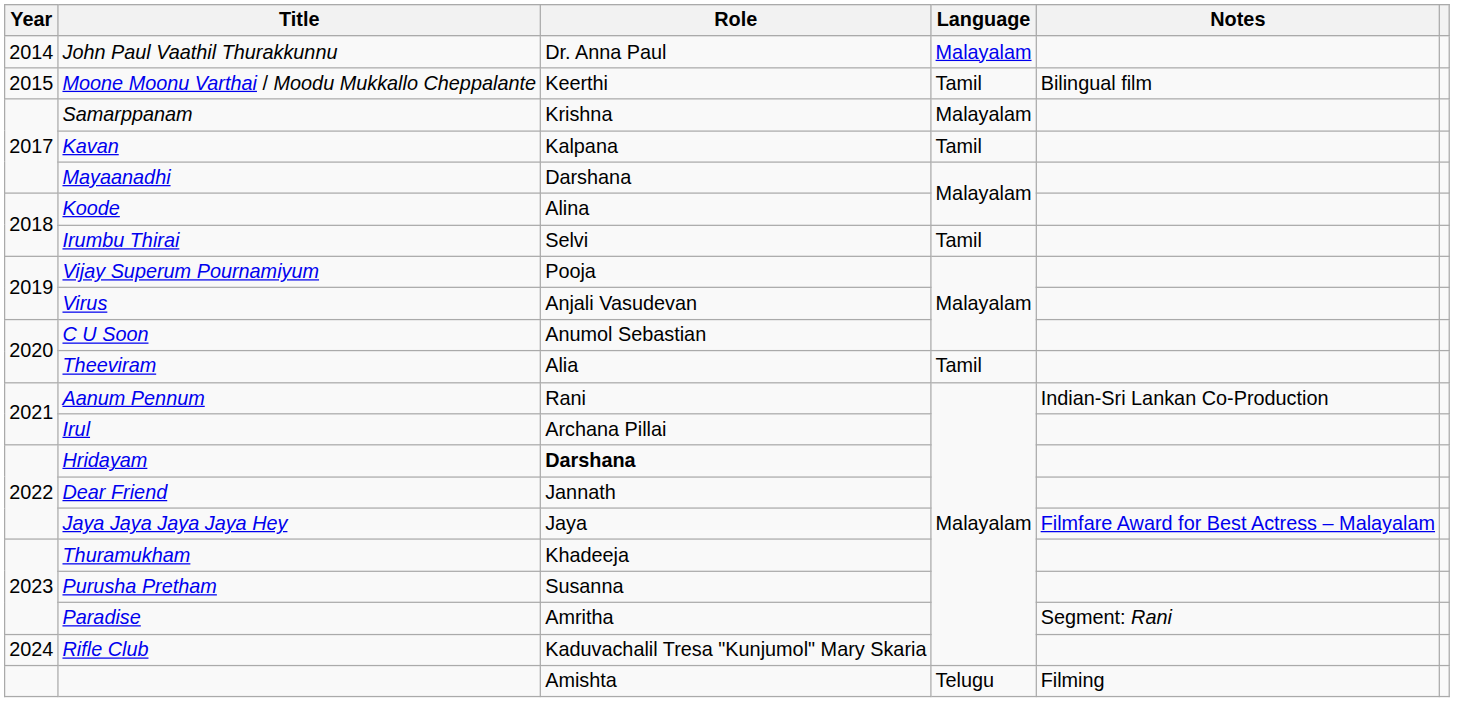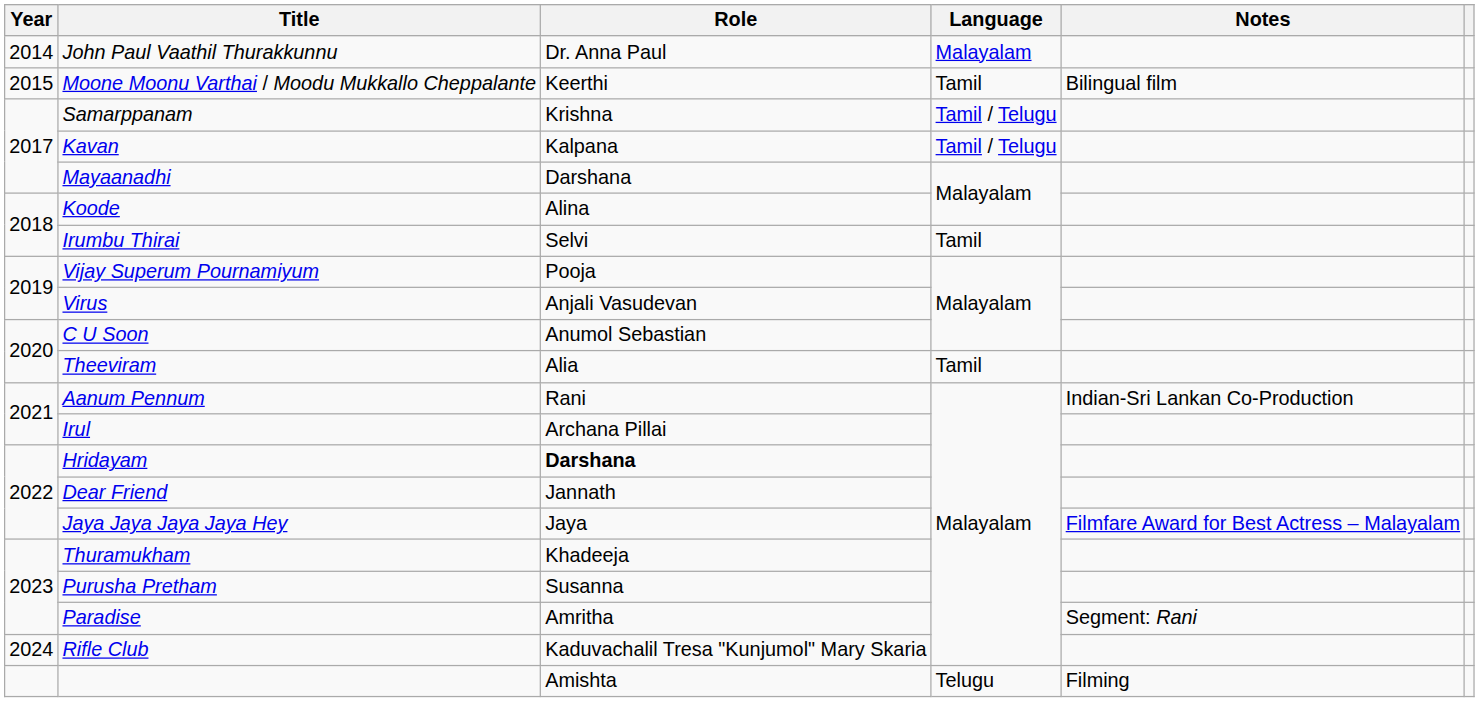(984, 114) Malayalam -> (996, 114) Tamil / Telugu
(959, 146) Tamil -> (996, 146) Tamil / Telugu
